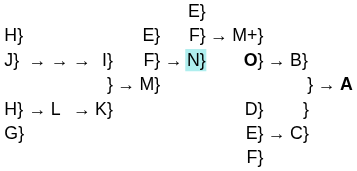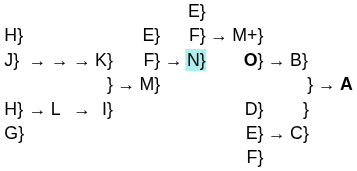(107, 60) I} -> (104, 60) K}
(104, 108) K} -> (107, 108) I}
